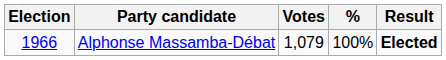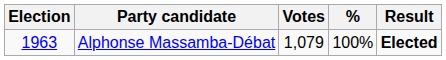(39, 42) 1966 -> (39, 42) 1963
